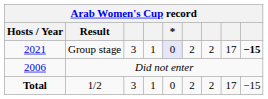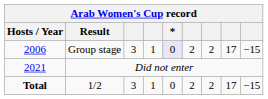(35, 49) 2021 -> (35, 49) 2006
(252, 49) bold -> (252, 49) normal
(35, 67) 2006 -> (35, 67) 2021
